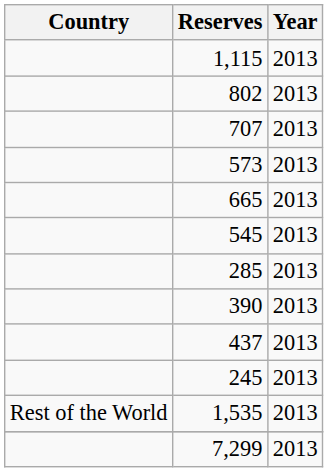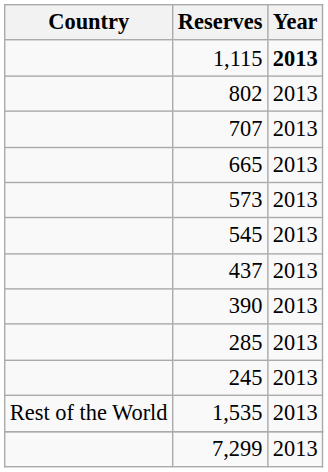(295, 57) normal -> (295, 57) bold
rows swapped: (246, 199) <-> (246, 164)
rows swapped: (246, 341) <-> (246, 270)
